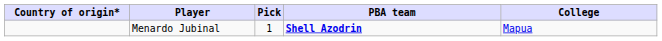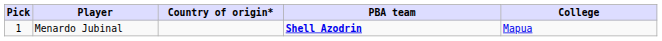columns swapped: (269, 12) <-> (67, 12)
